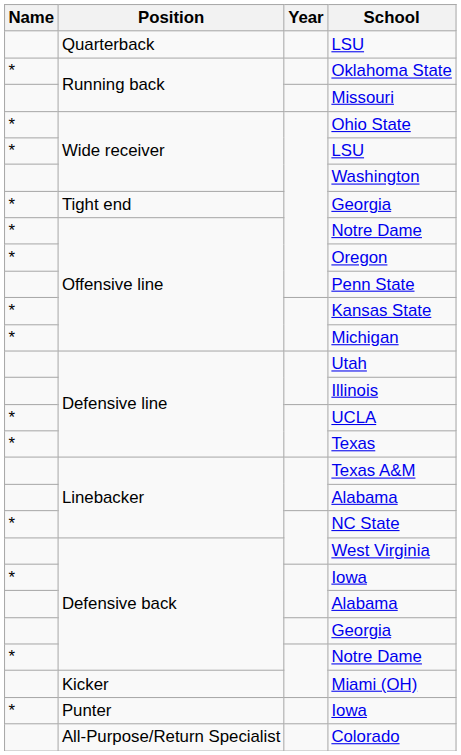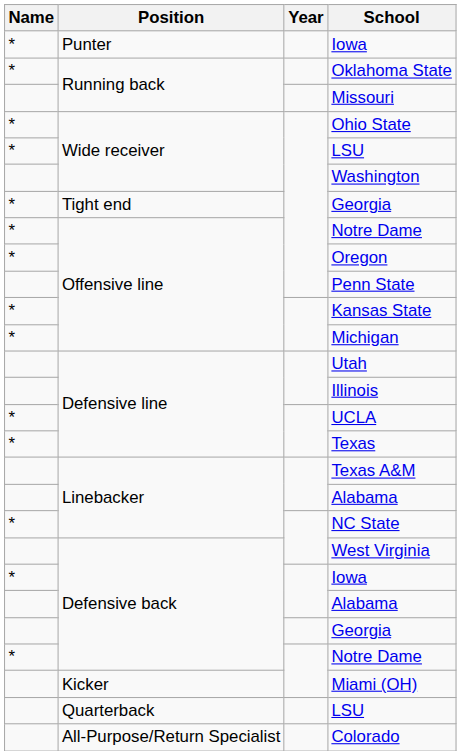rows swapped: (108, 44) <-> (87, 710)
